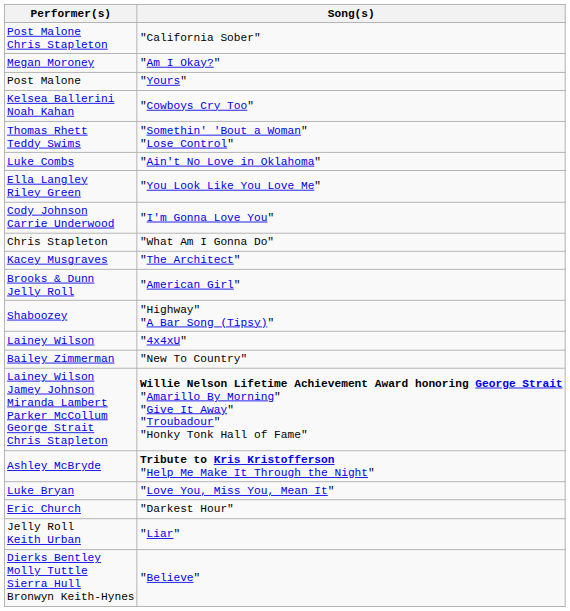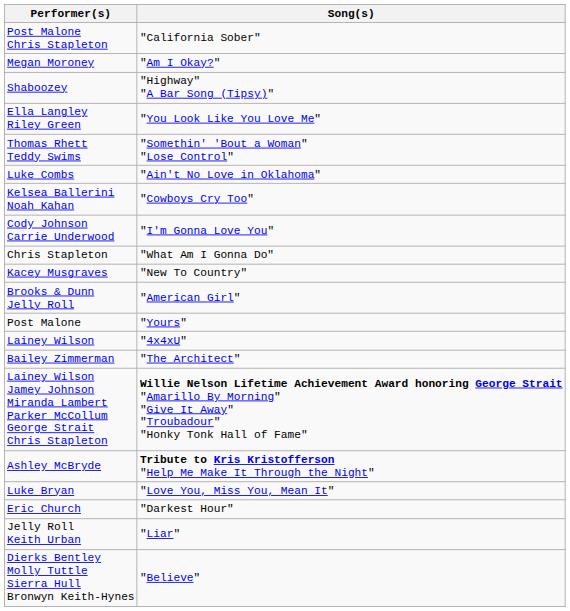rows swapped: (37, 316) <-> (44, 81)
rows swapped: (47, 186) <-> (61, 106)
(190, 260) "The Architect" -> (194, 273) "New To Country"
(194, 359) "New To Country" -> (190, 359) "The Architect"
